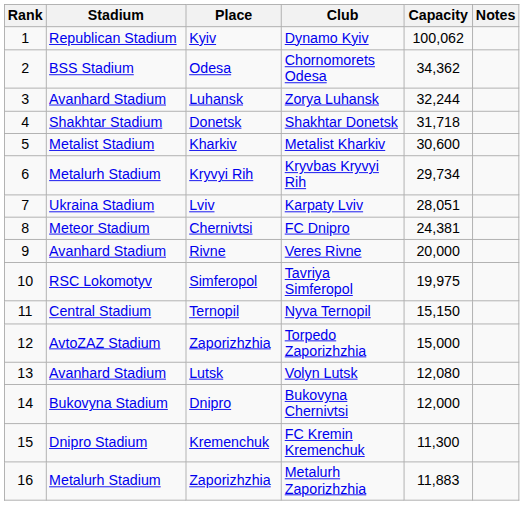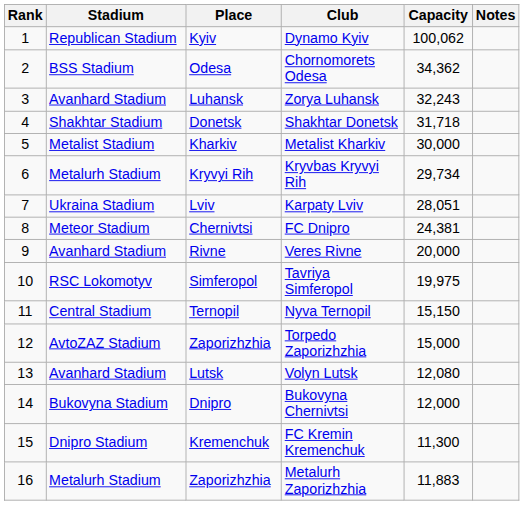(438, 99) 32,244 -> (438, 99) 32,243
(438, 144) 30,600 -> (438, 144) 30,000
